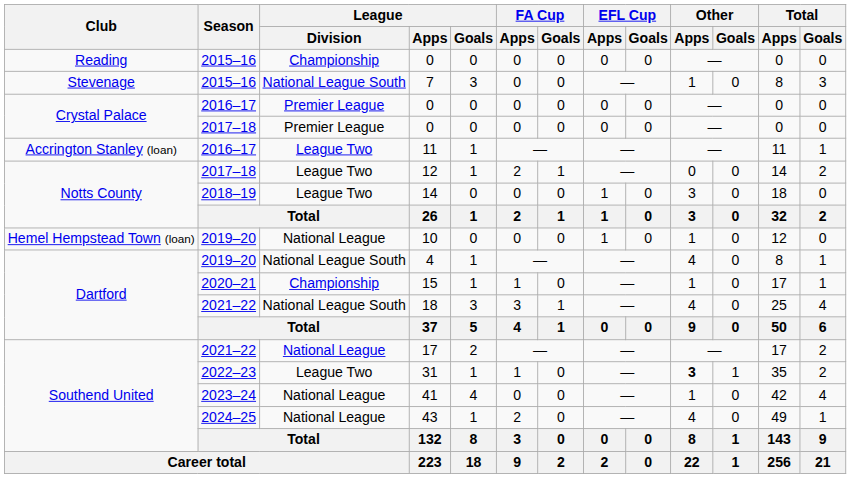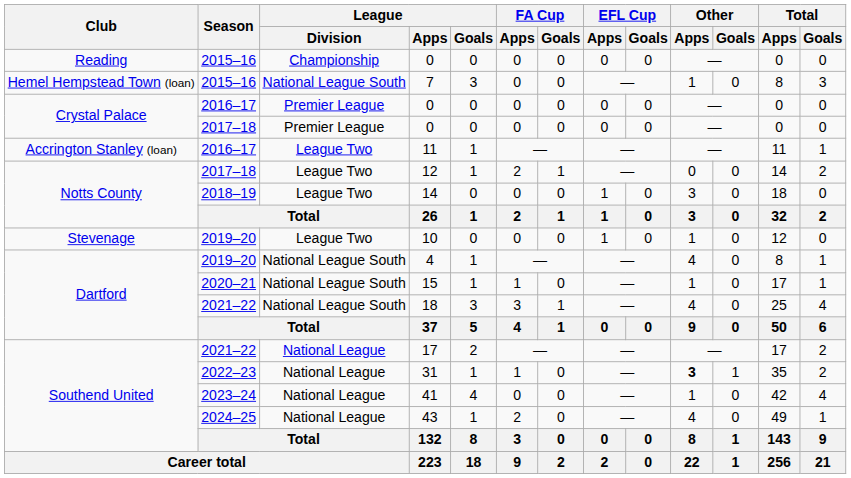(101, 82) Stevenage -> (101, 82) Hemel Hempstead Town (loan)
(101, 238) Hemel Hempstead Town (loan) -> (101, 238) Stevenage
(334, 238) National League -> (334, 238) League Two
(334, 283) Championship -> (334, 283) National League South
(334, 372) League Two -> (334, 372) National League
